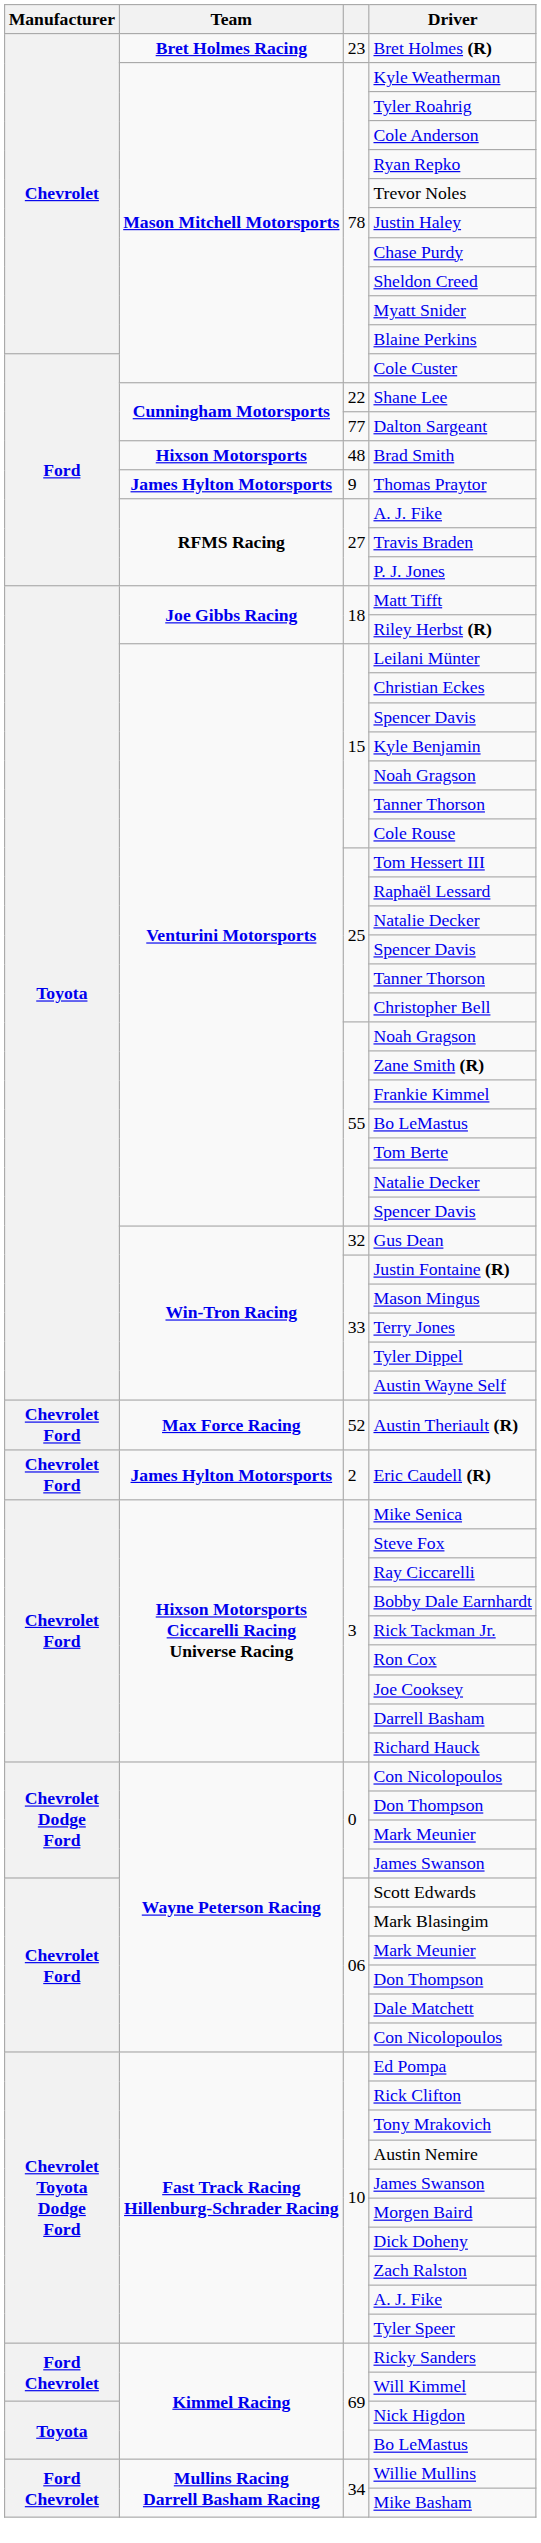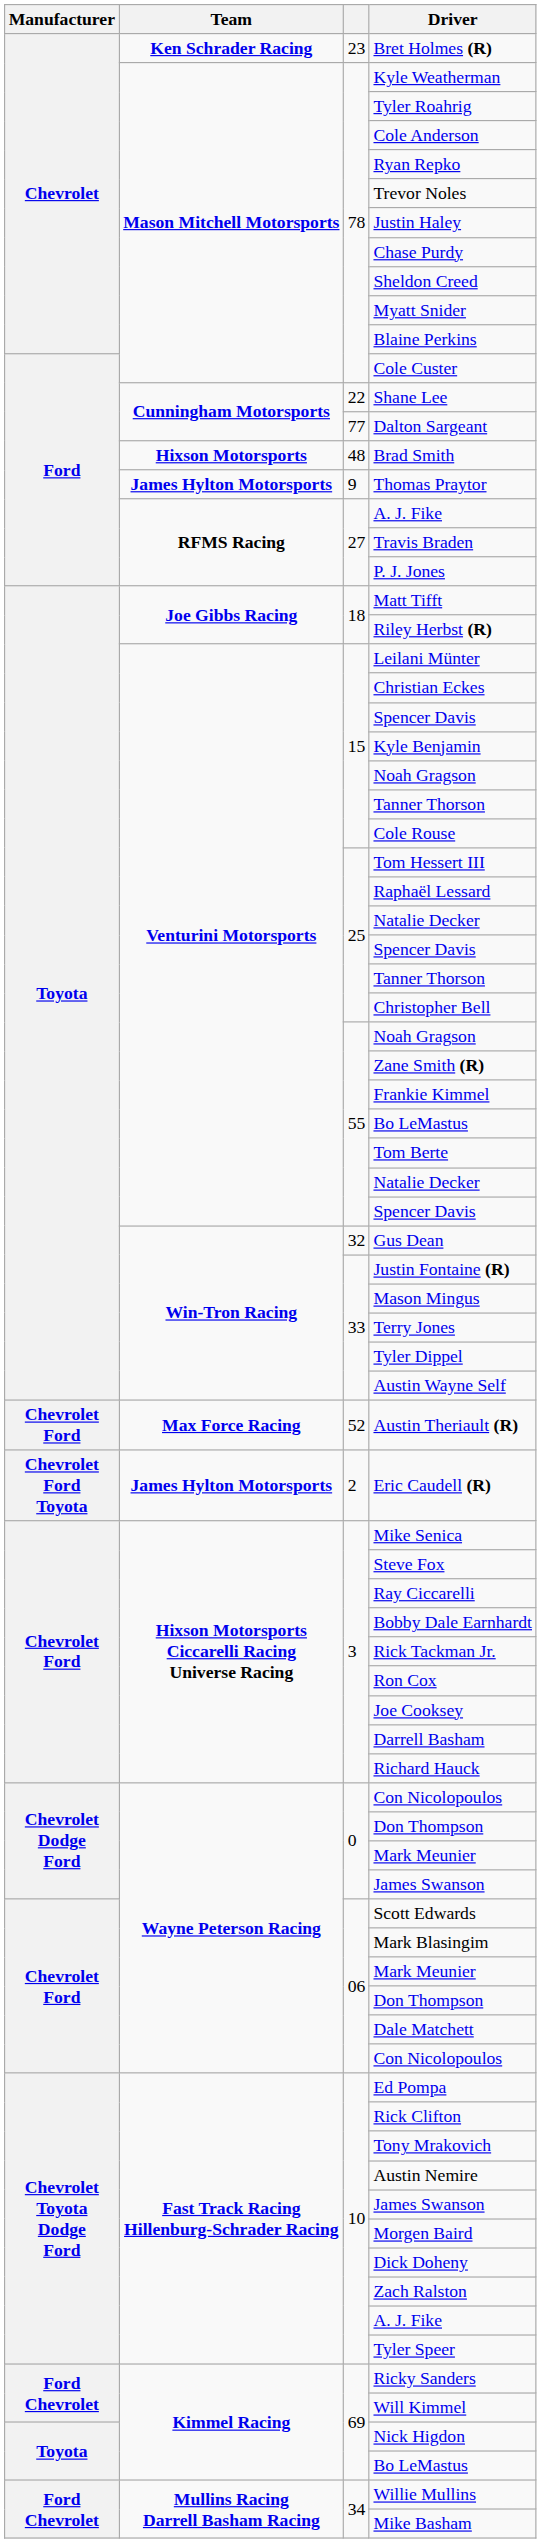(231, 48) Bret Holmes Racing -> (231, 48) Ken Schrader Racing
(62, 1475) Chevrolet Ford -> (62, 1485) Chevrolet Ford Toyota
